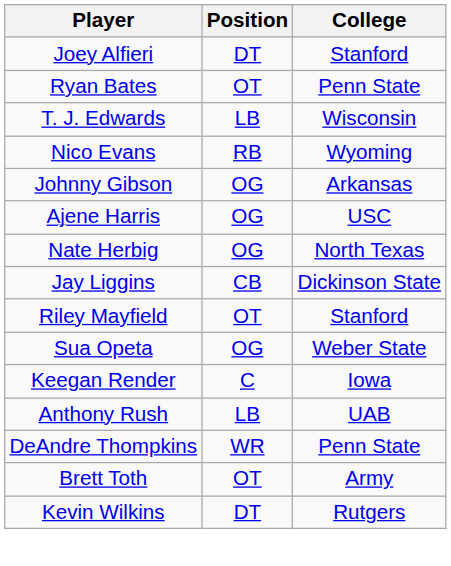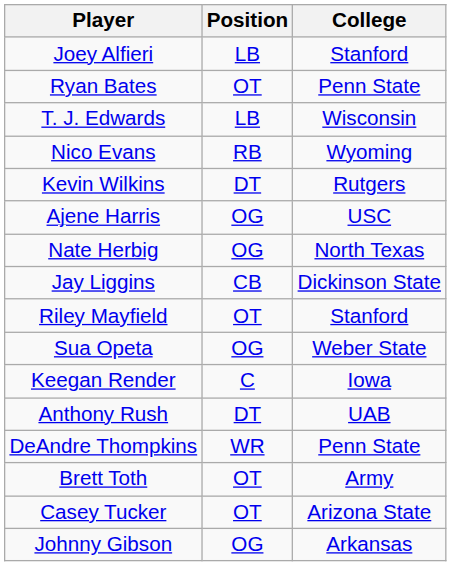(247, 53) DT -> (247, 53) LB
rows swapped: (103, 184) <-> (103, 511)
(247, 413) LB -> (247, 413) DT
+ row: (103, 511)
